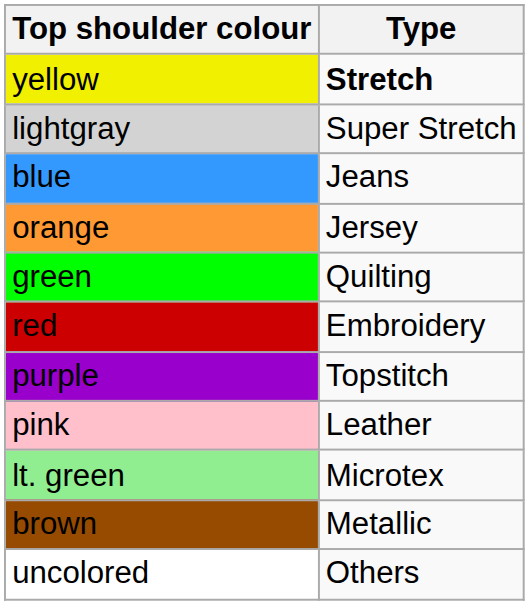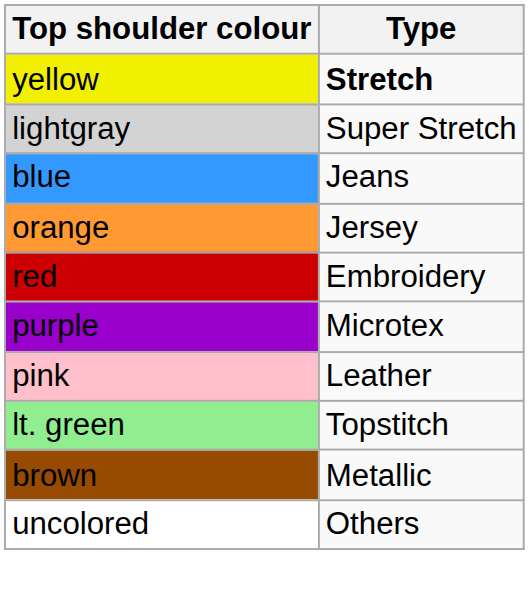- row: (52, 276)
(387, 375) Topstitch -> (385, 326) Microtex
(385, 474) Microtex -> (387, 425) Topstitch
